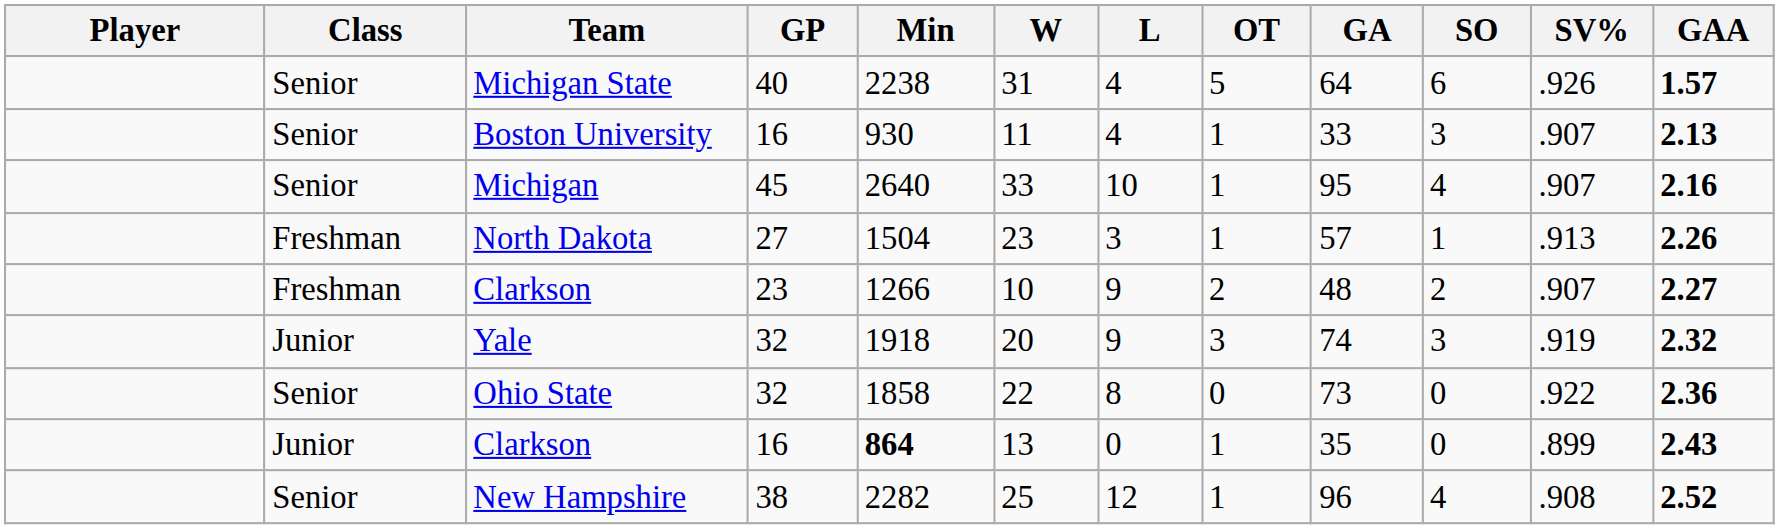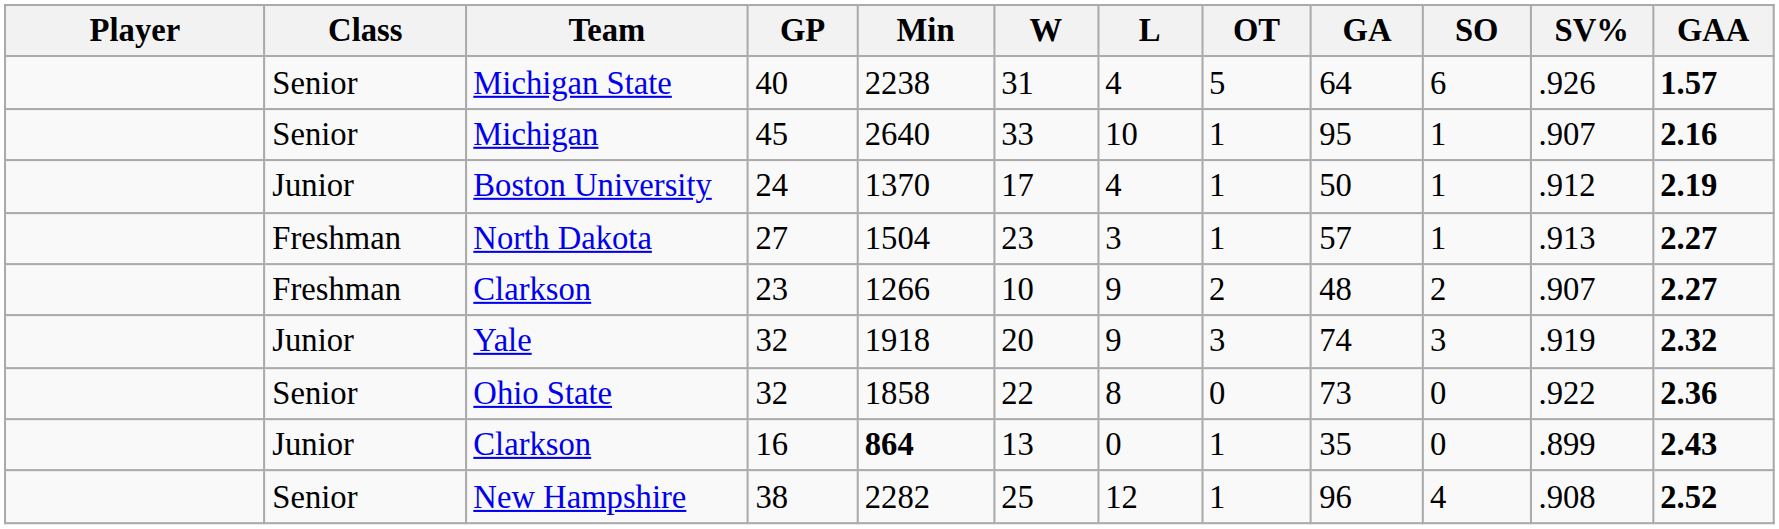- row: (593, 133)
(1438, 185) 4 -> (1438, 133) 1
+ row: (593, 185)
(1689, 237) 2.26 -> (1689, 237) 2.27
